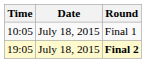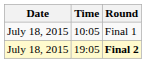columns swapped: (69, 13) <-> (20, 13)
